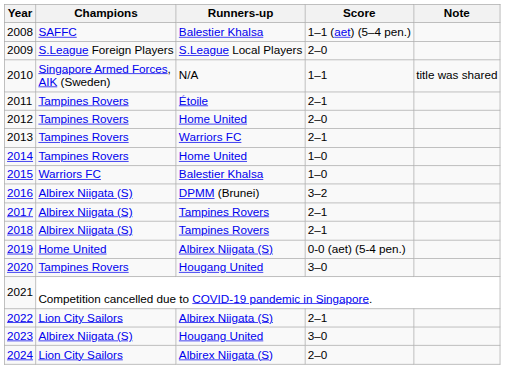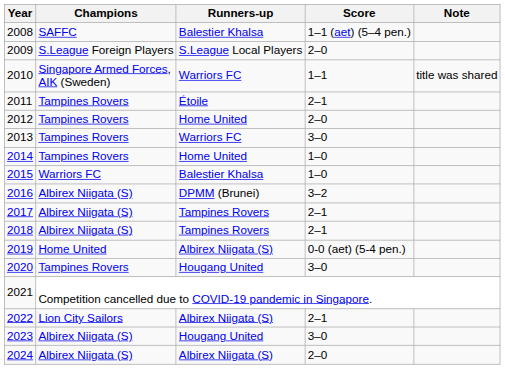(189, 75) N/A -> (210, 75) Warriors FC
(317, 138) 2–1 -> (317, 138) 3–0
(81, 354) Lion City Sailors -> (85, 354) Albirex Niigata (S)
